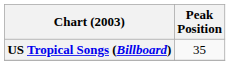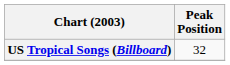(200, 49) 35 -> (200, 49) 32
